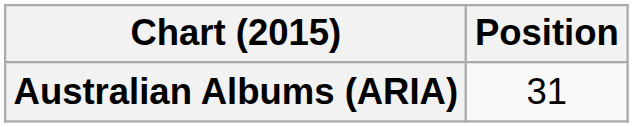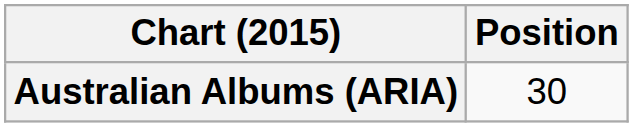(547, 91) 31 -> (547, 91) 30
